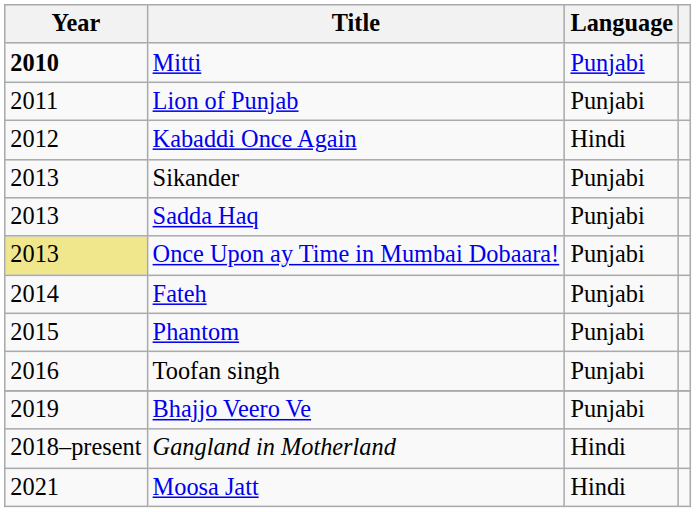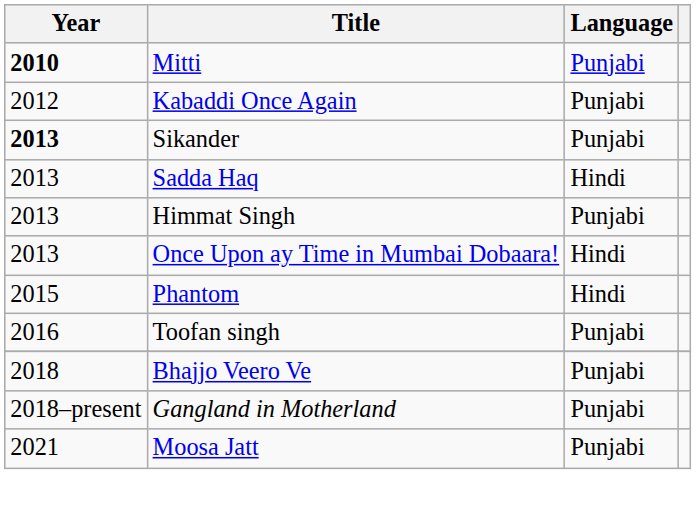- row: (226, 100)
(598, 139) Hindi -> (608, 100) Punjabi
(35, 178) normal -> (35, 139) bold
(608, 216) Punjabi -> (598, 178) Hindi
+ row: (224, 216)
(35, 255) khaki background -> (35, 255) no background
(608, 255) Punjabi -> (598, 255) Hindi
- row: (180, 293)
(608, 332) Punjabi -> (598, 293) Hindi
(35, 409) 2019 -> (35, 370) 2018
(598, 448) Hindi -> (608, 409) Punjabi
(598, 486) Hindi -> (608, 448) Punjabi
